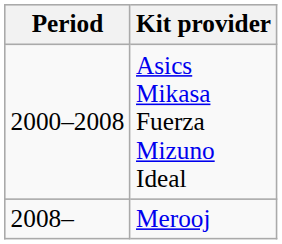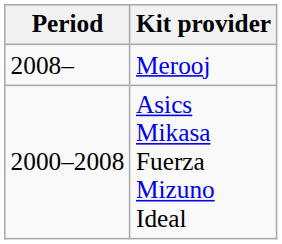rows swapped: (175, 121) <-> (173, 218)
